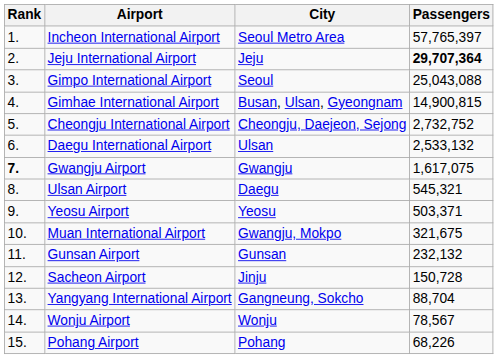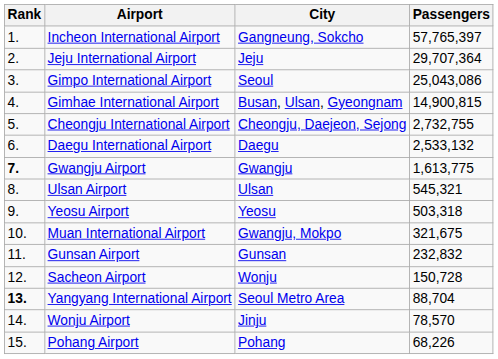(291, 37) Seoul Metro Area -> (301, 37) Gangneung, Sokcho
(447, 59) bold -> (447, 59) normal
(447, 80) 25,043,088 -> (447, 80) 25,043,086
(443, 124) 2,732,752 -> (443, 124) 2,732,755
(256, 146) Ulsan -> (258, 146) Daegu
(443, 168) 1,617,075 -> (443, 168) 1,613,775
(258, 189) Daegu -> (256, 189) Ulsan
(438, 211) 503,371 -> (438, 211) 503,318
(438, 255) 232,132 -> (438, 255) 232,832
(252, 277) Jinju -> (257, 277) Wonju
(17, 299) normal -> (17, 299) bold
(301, 299) Gangneung, Sokcho -> (291, 299) Seoul Metro Area
(257, 320) Wonju -> (252, 320) Jinju
(434, 320) 78,567 -> (434, 320) 78,570
